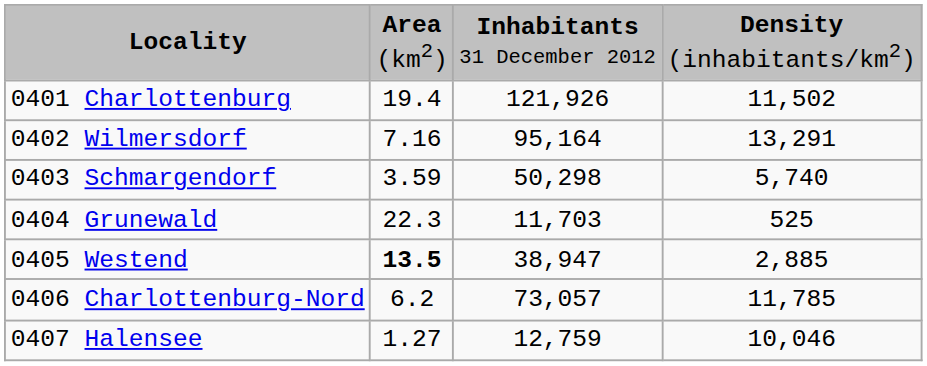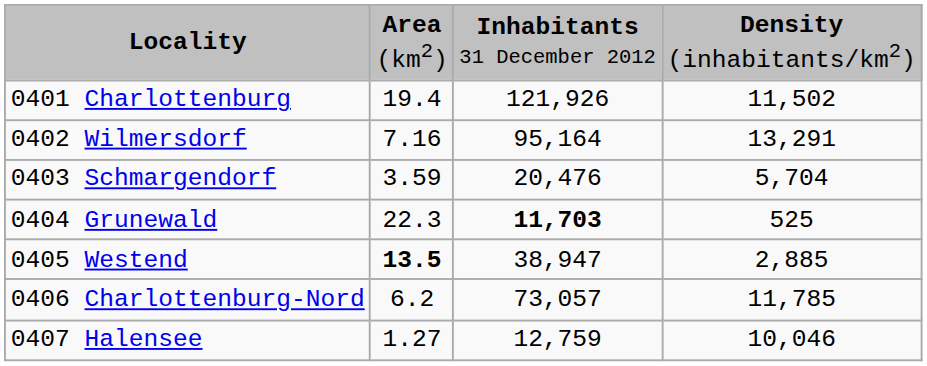(558, 180) 50,298 -> (558, 180) 20,476
(792, 180) 5,740 -> (792, 180) 5,704
(558, 220) normal -> (558, 220) bold
